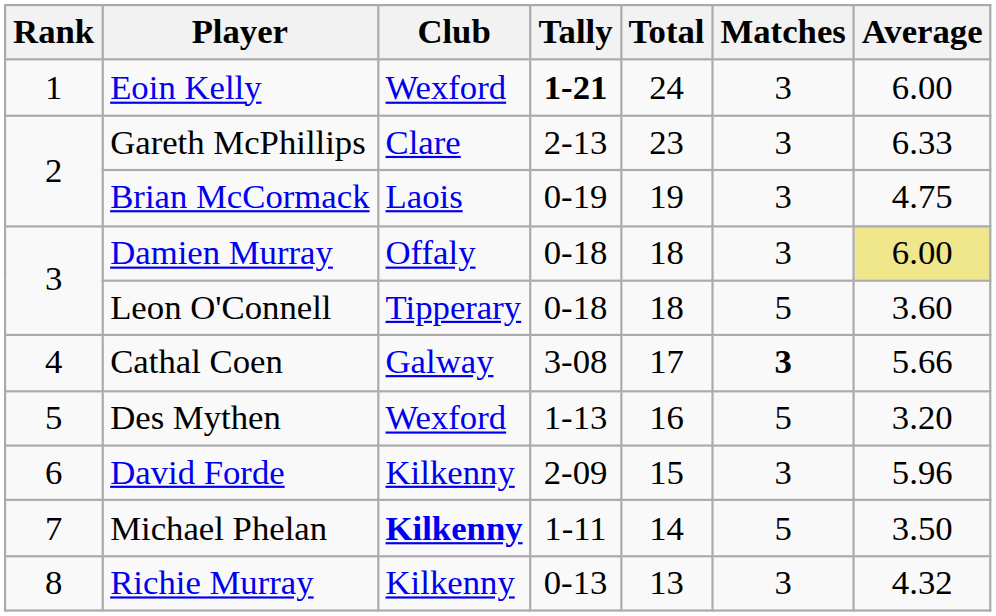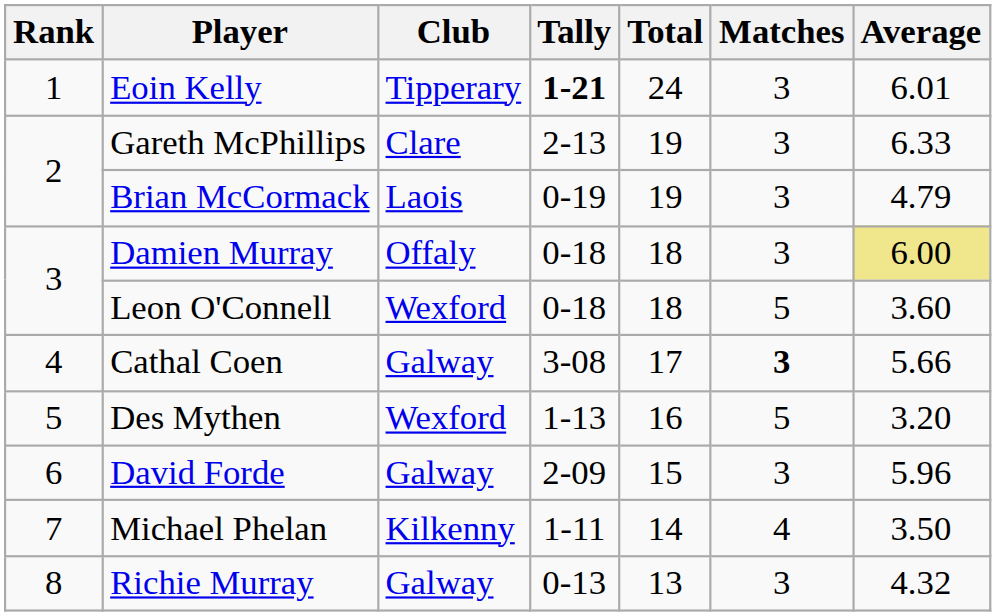(446, 87) Wexford -> (453, 87) Tipperary
(922, 87) 6.00 -> (921, 87) 6.01
(666, 142) 23 -> (665, 142) 19
(922, 197) 4.75 -> (921, 197) 4.79
(453, 307) Tipperary -> (446, 307) Wexford
(450, 472) Kilkenny -> (440, 472) Galway
(454, 527) bold -> (450, 527) normal
(783, 527) 5 -> (782, 527) 4
(450, 582) Kilkenny -> (440, 582) Galway
